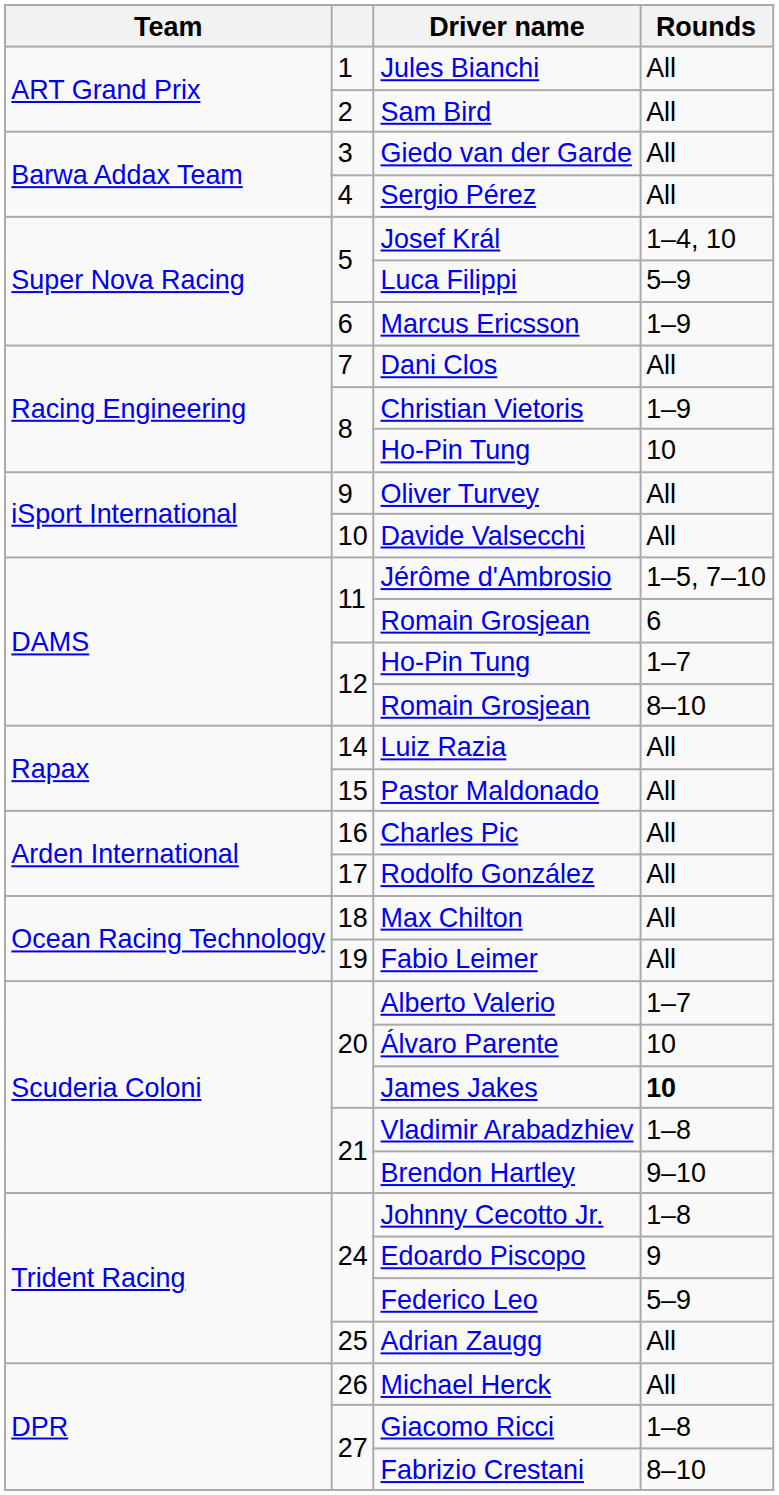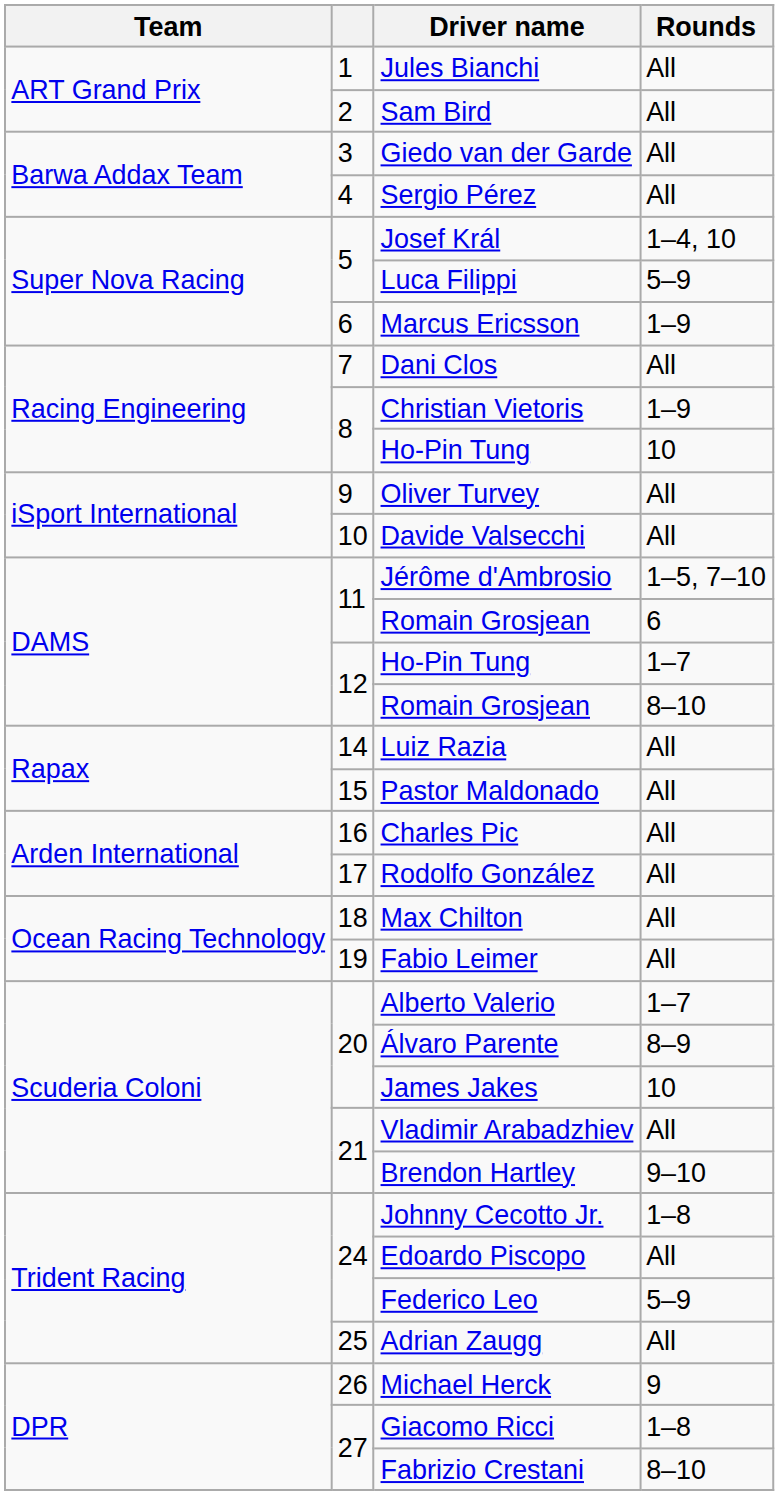(661, 1045) 10 -> (669, 1045) 8–9
(661, 1087) bold -> (661, 1087) normal
(669, 1129) 1–8 -> (661, 1129) All
(654, 1257) 9 -> (661, 1257) All
(661, 1384) All -> (654, 1384) 9
